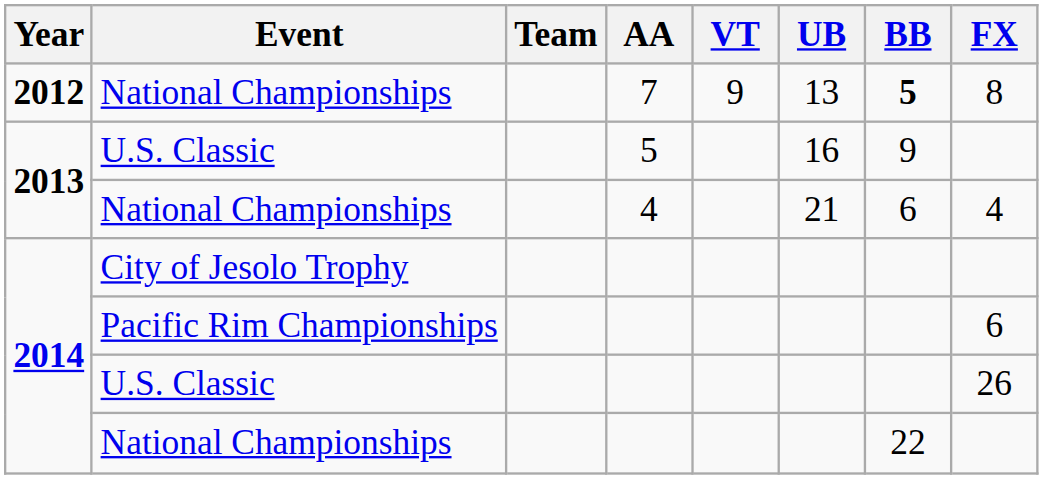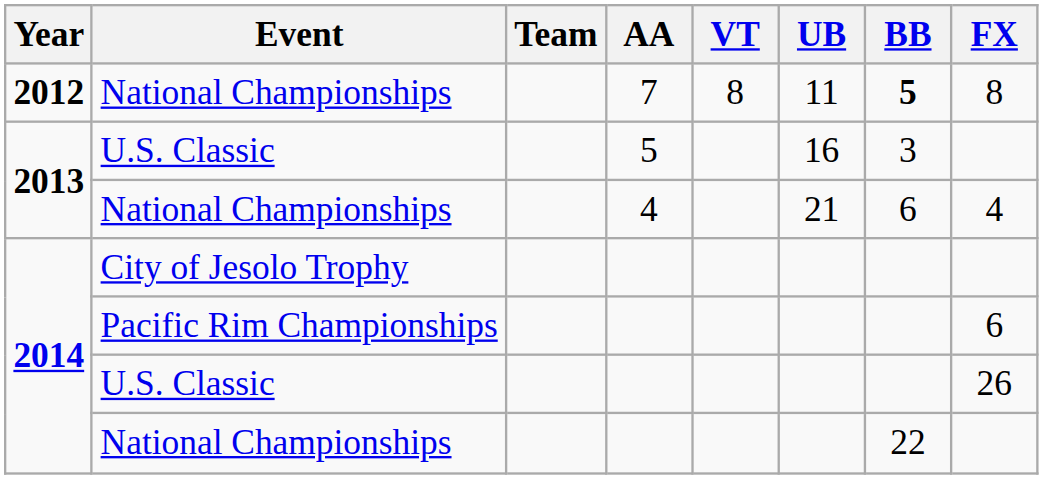(735, 92) 9 -> (735, 92) 8
(822, 92) 13 -> (822, 92) 11
(908, 150) 9 -> (908, 150) 3
